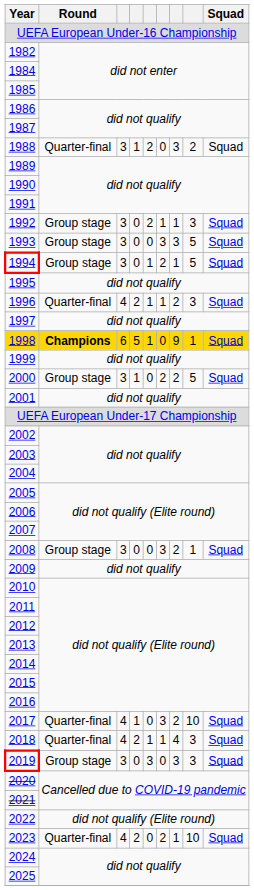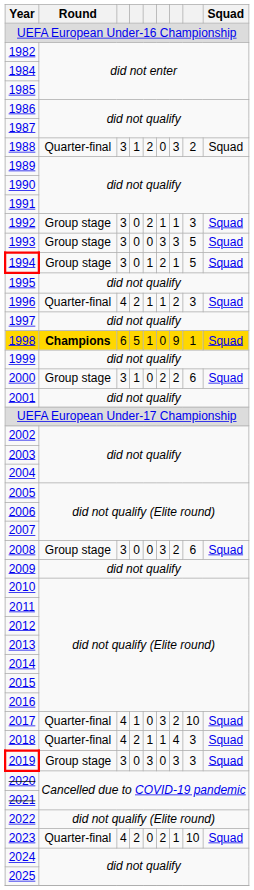(193, 378) 5 -> (193, 378) 6
(193, 549) 1 -> (193, 549) 6
